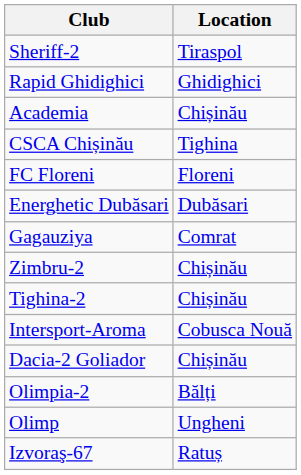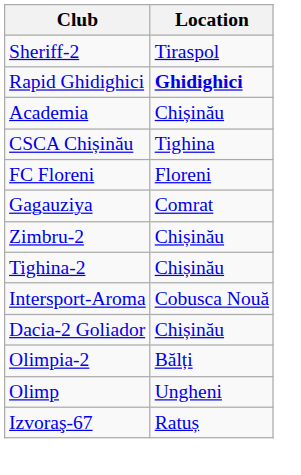(219, 81) normal -> (199, 81) bold
- row: (89, 205)
